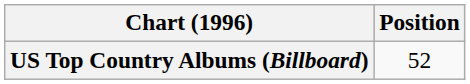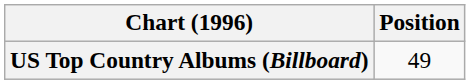(419, 60) 52 -> (419, 60) 49
